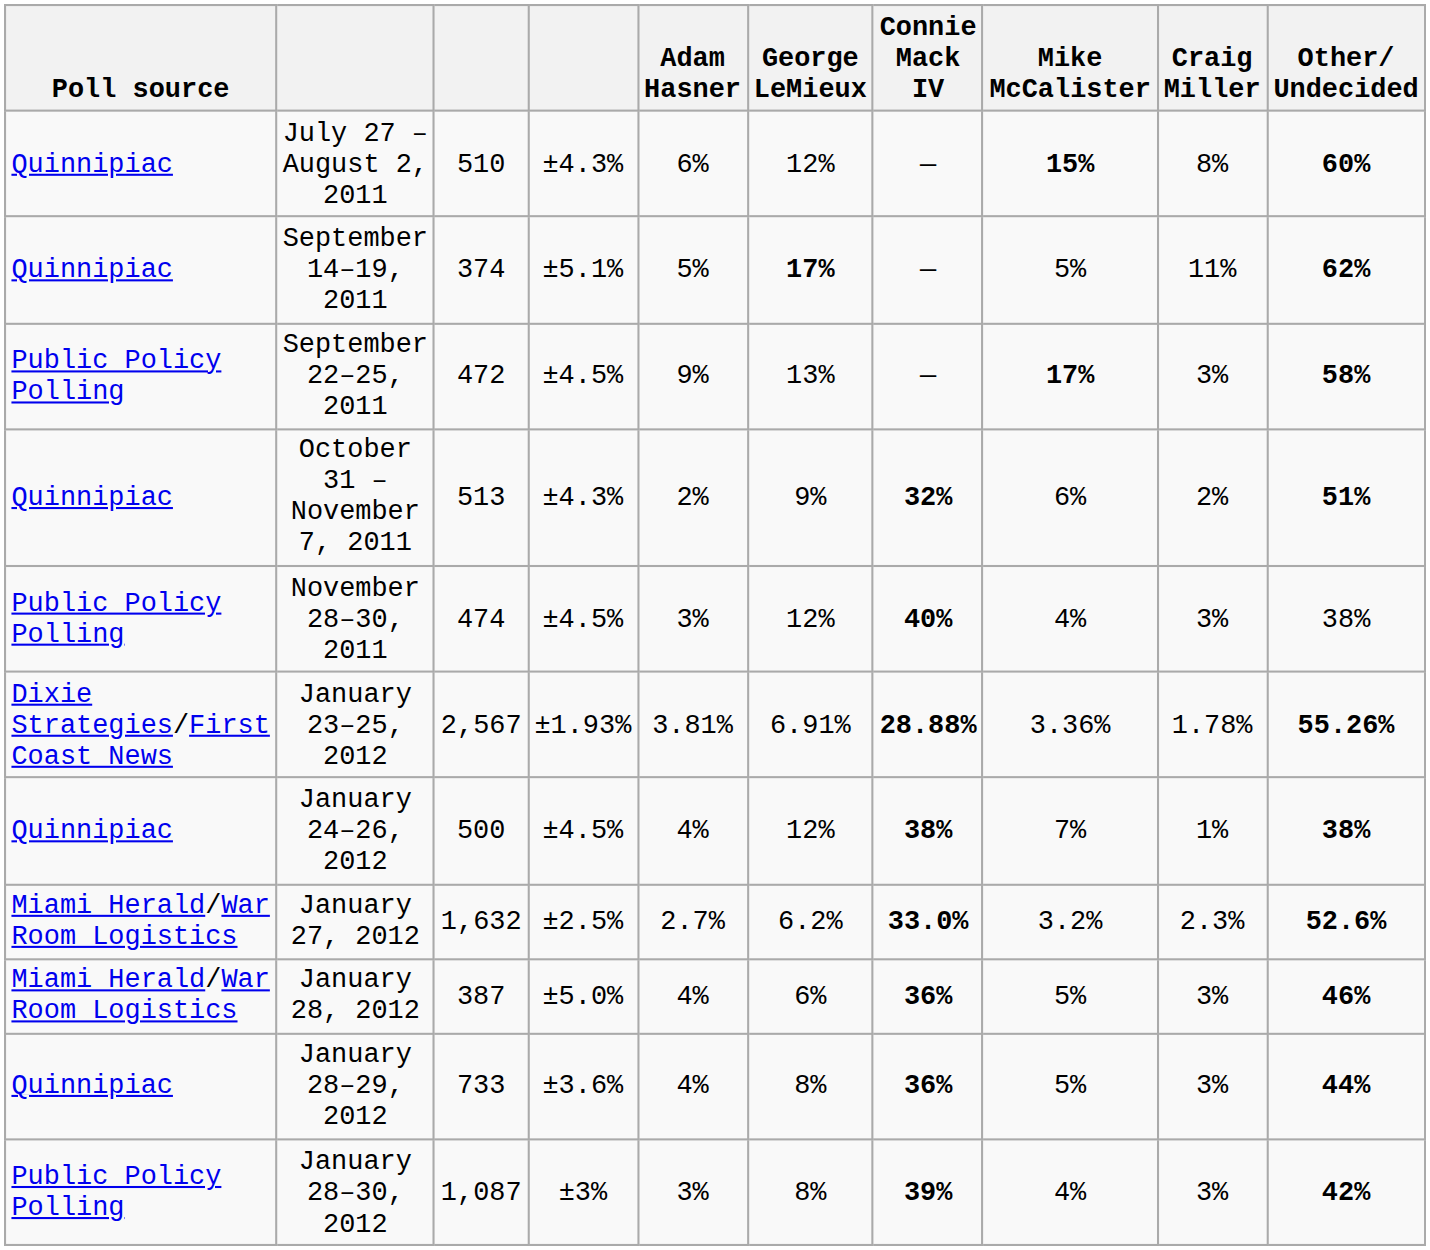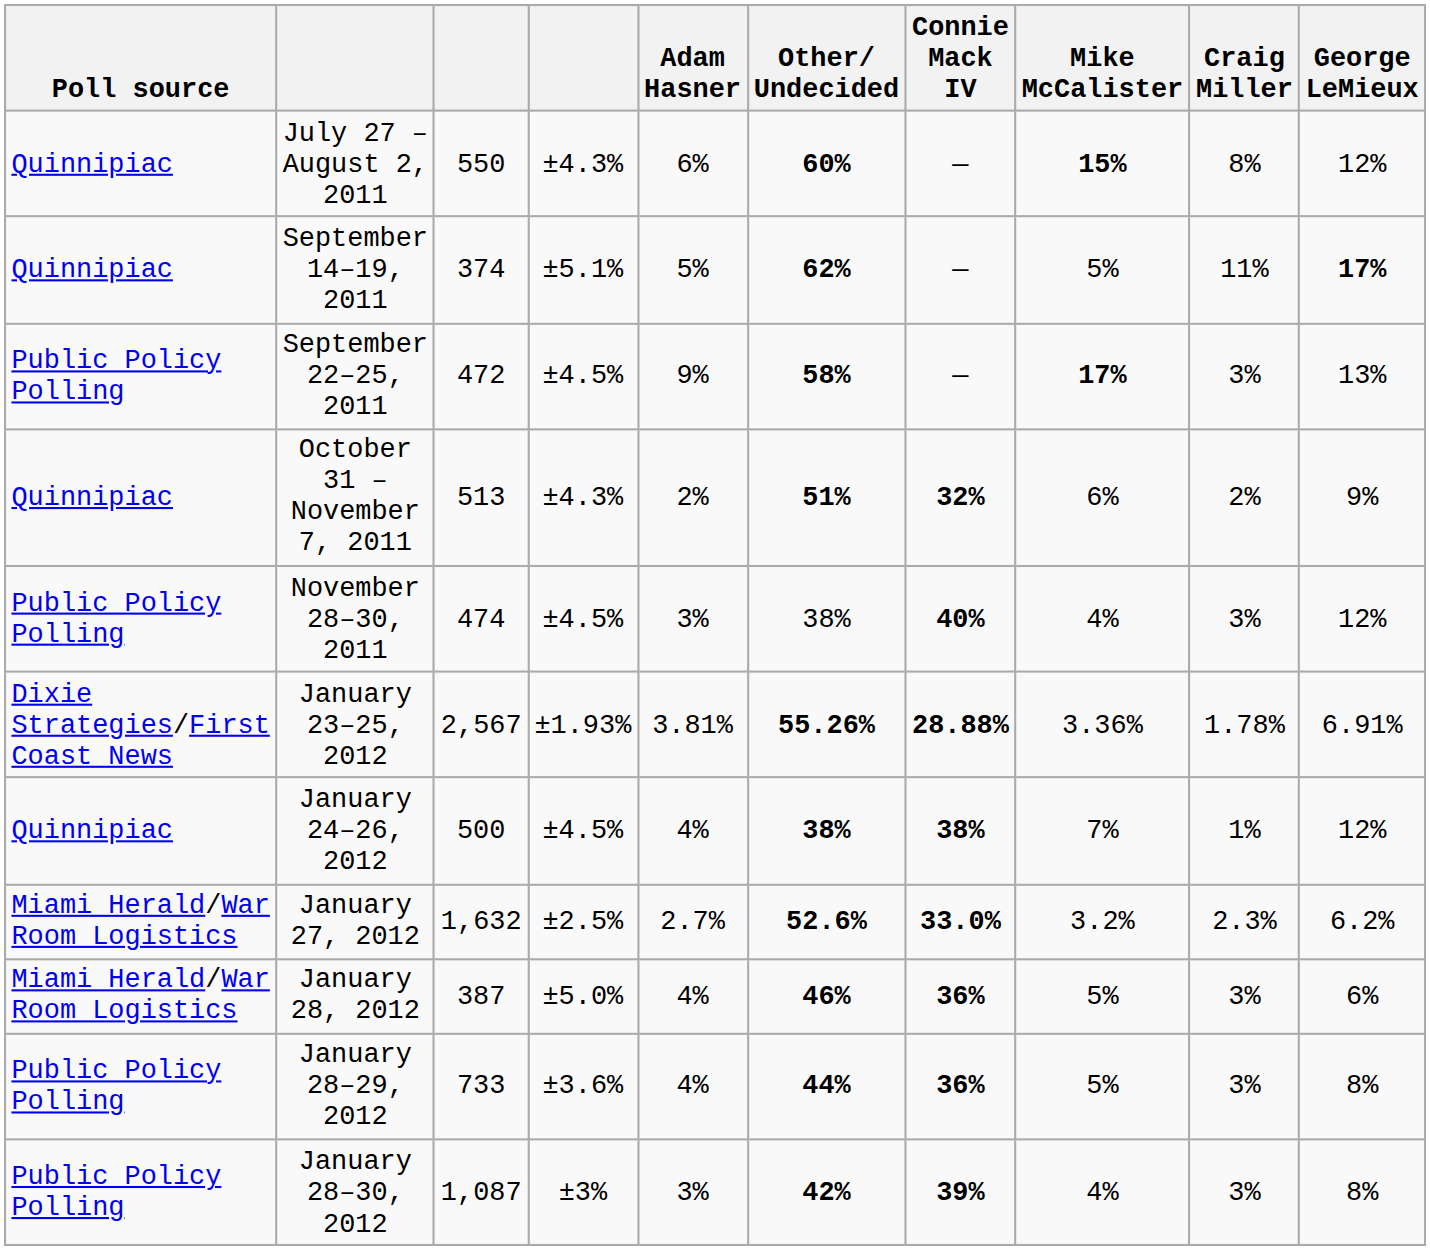columns swapped: (810, 74) <-> (1346, 74)
(481, 164) 510 -> (481, 164) 550
(92, 1087) Quinnipiac -> (116, 1087) Public Policy Polling
